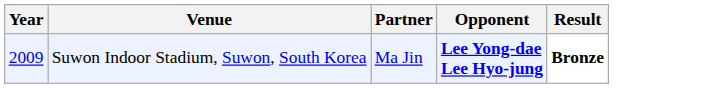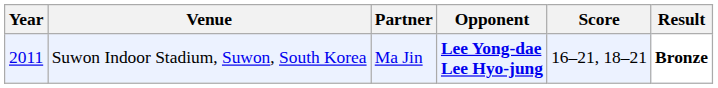+ column: (599, 19)
(26, 58) 2009 -> (26, 58) 2011
